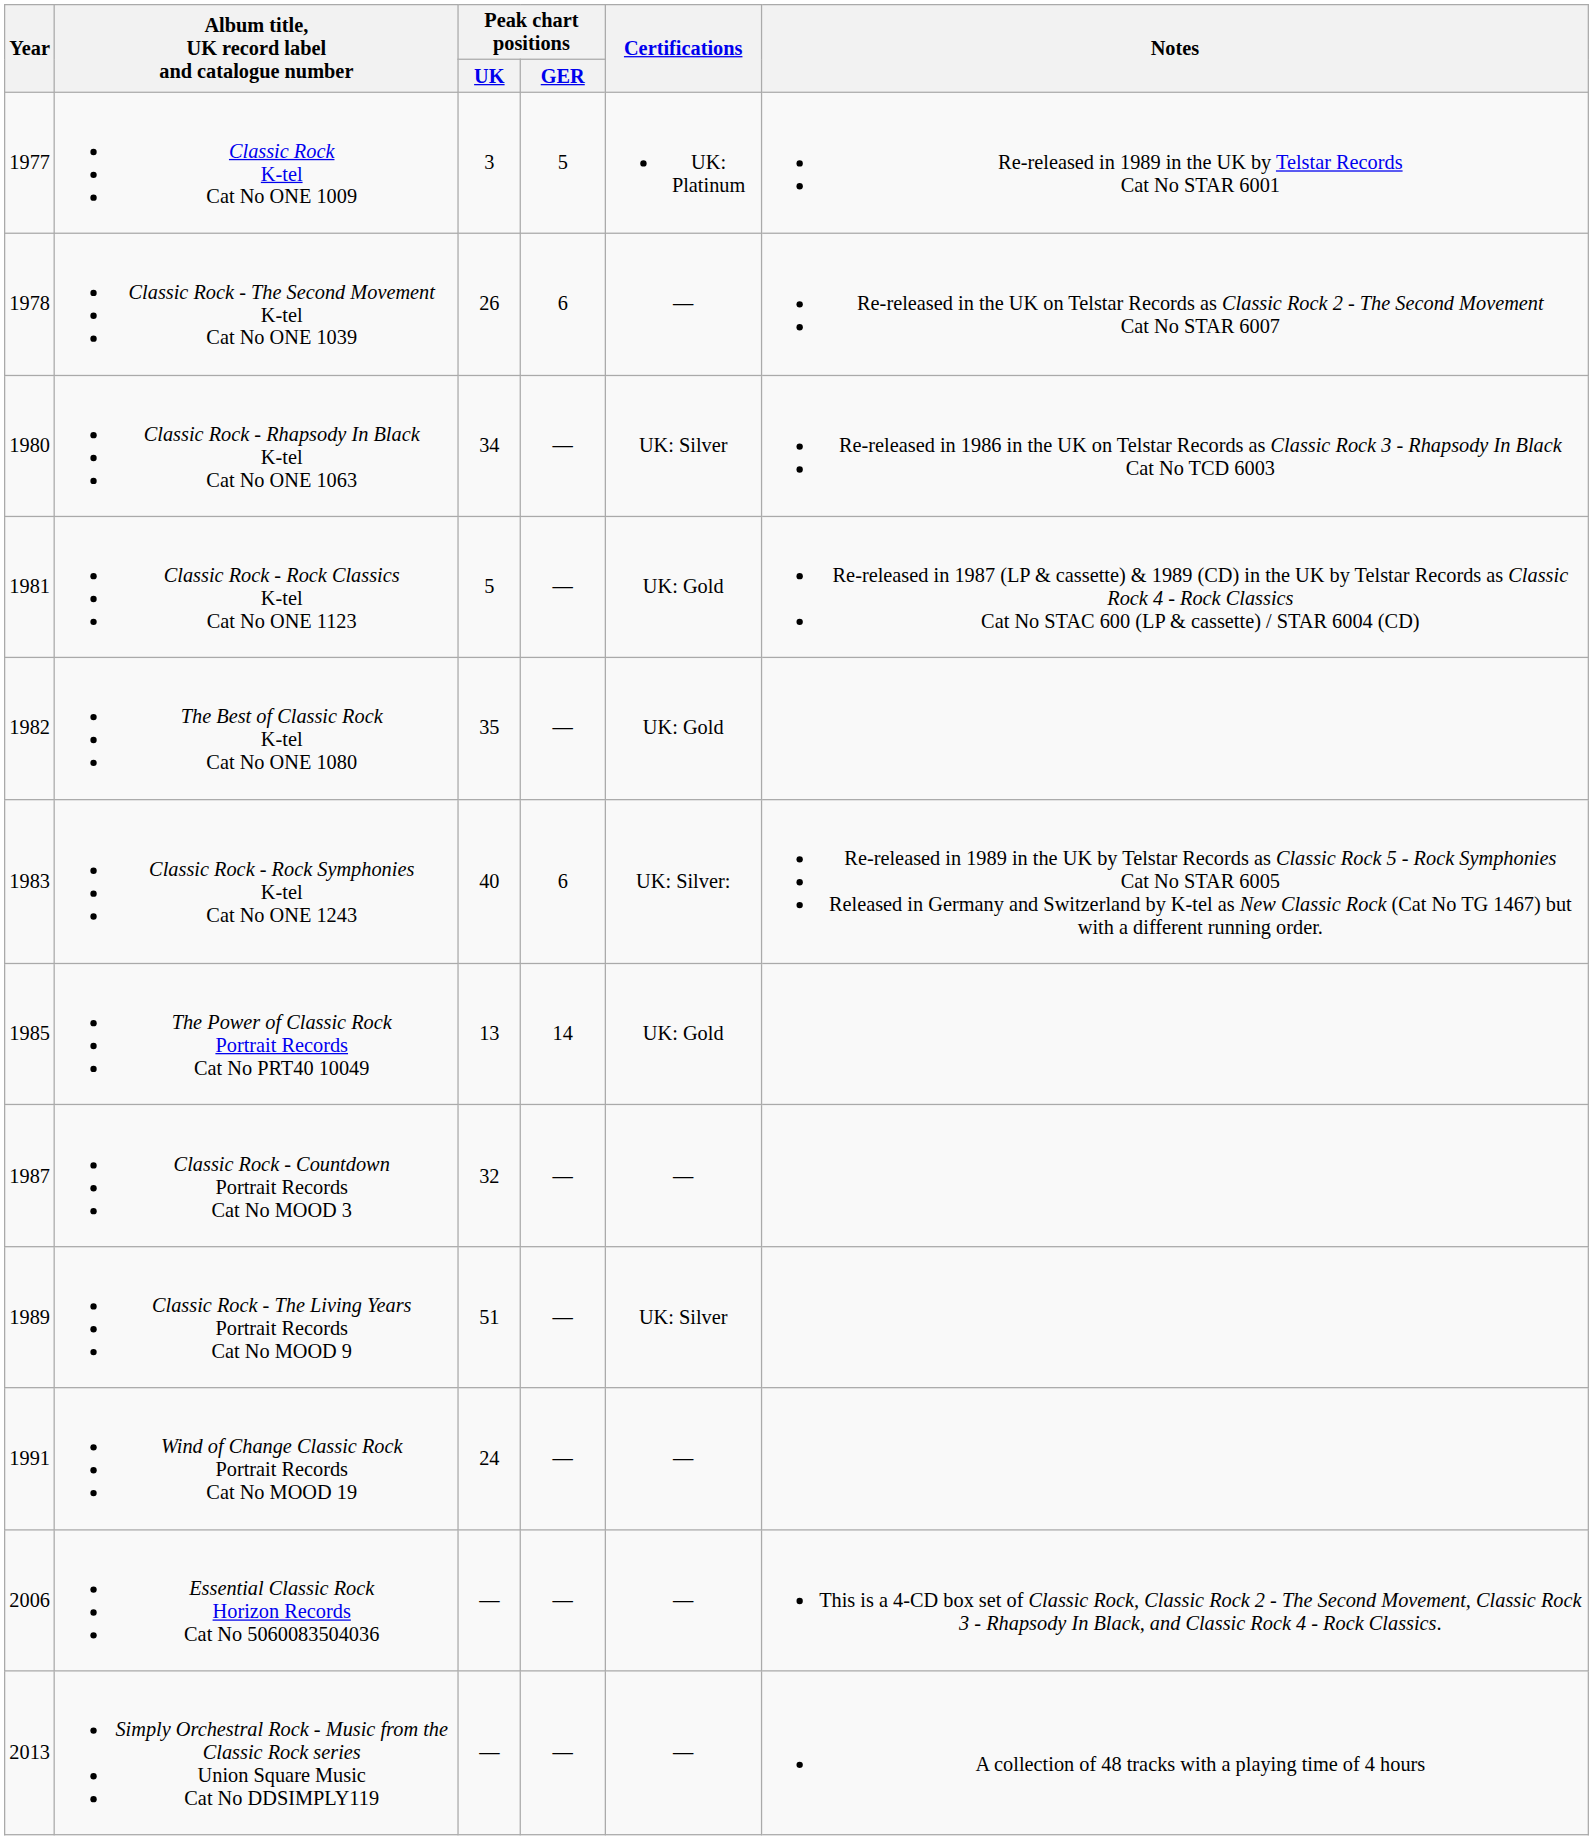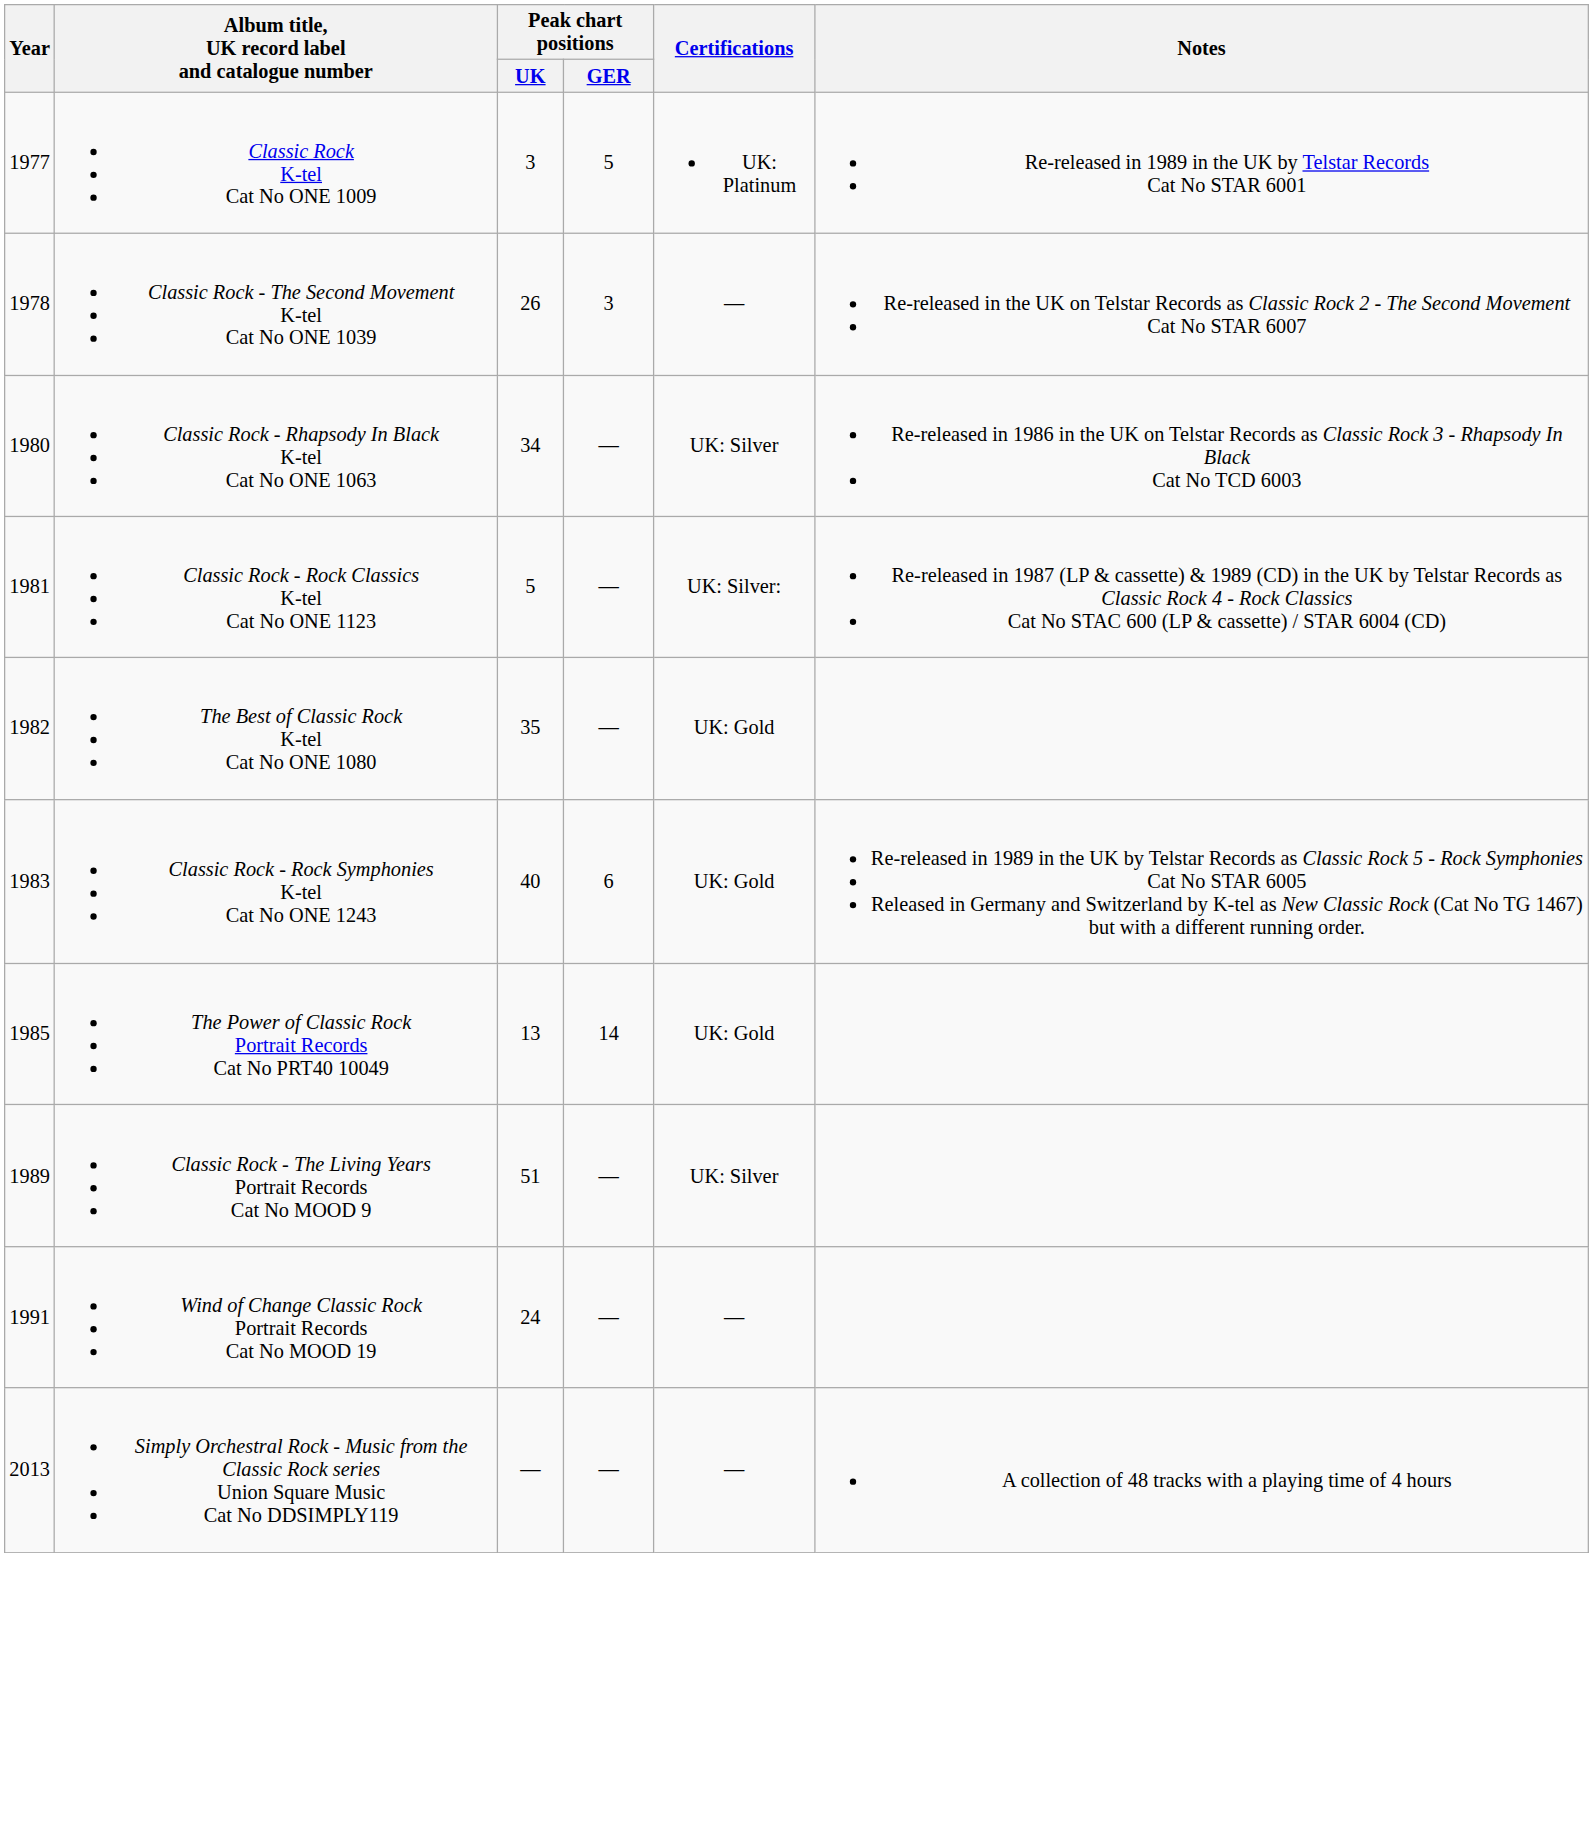(563, 303) 6 -> (609, 303) 3
(683, 586) UK: Gold -> (734, 586) UK: Silver:
(683, 881) UK: Silver: -> (734, 881) UK: Gold
- row: (256, 1187)
- row: (256, 1611)
